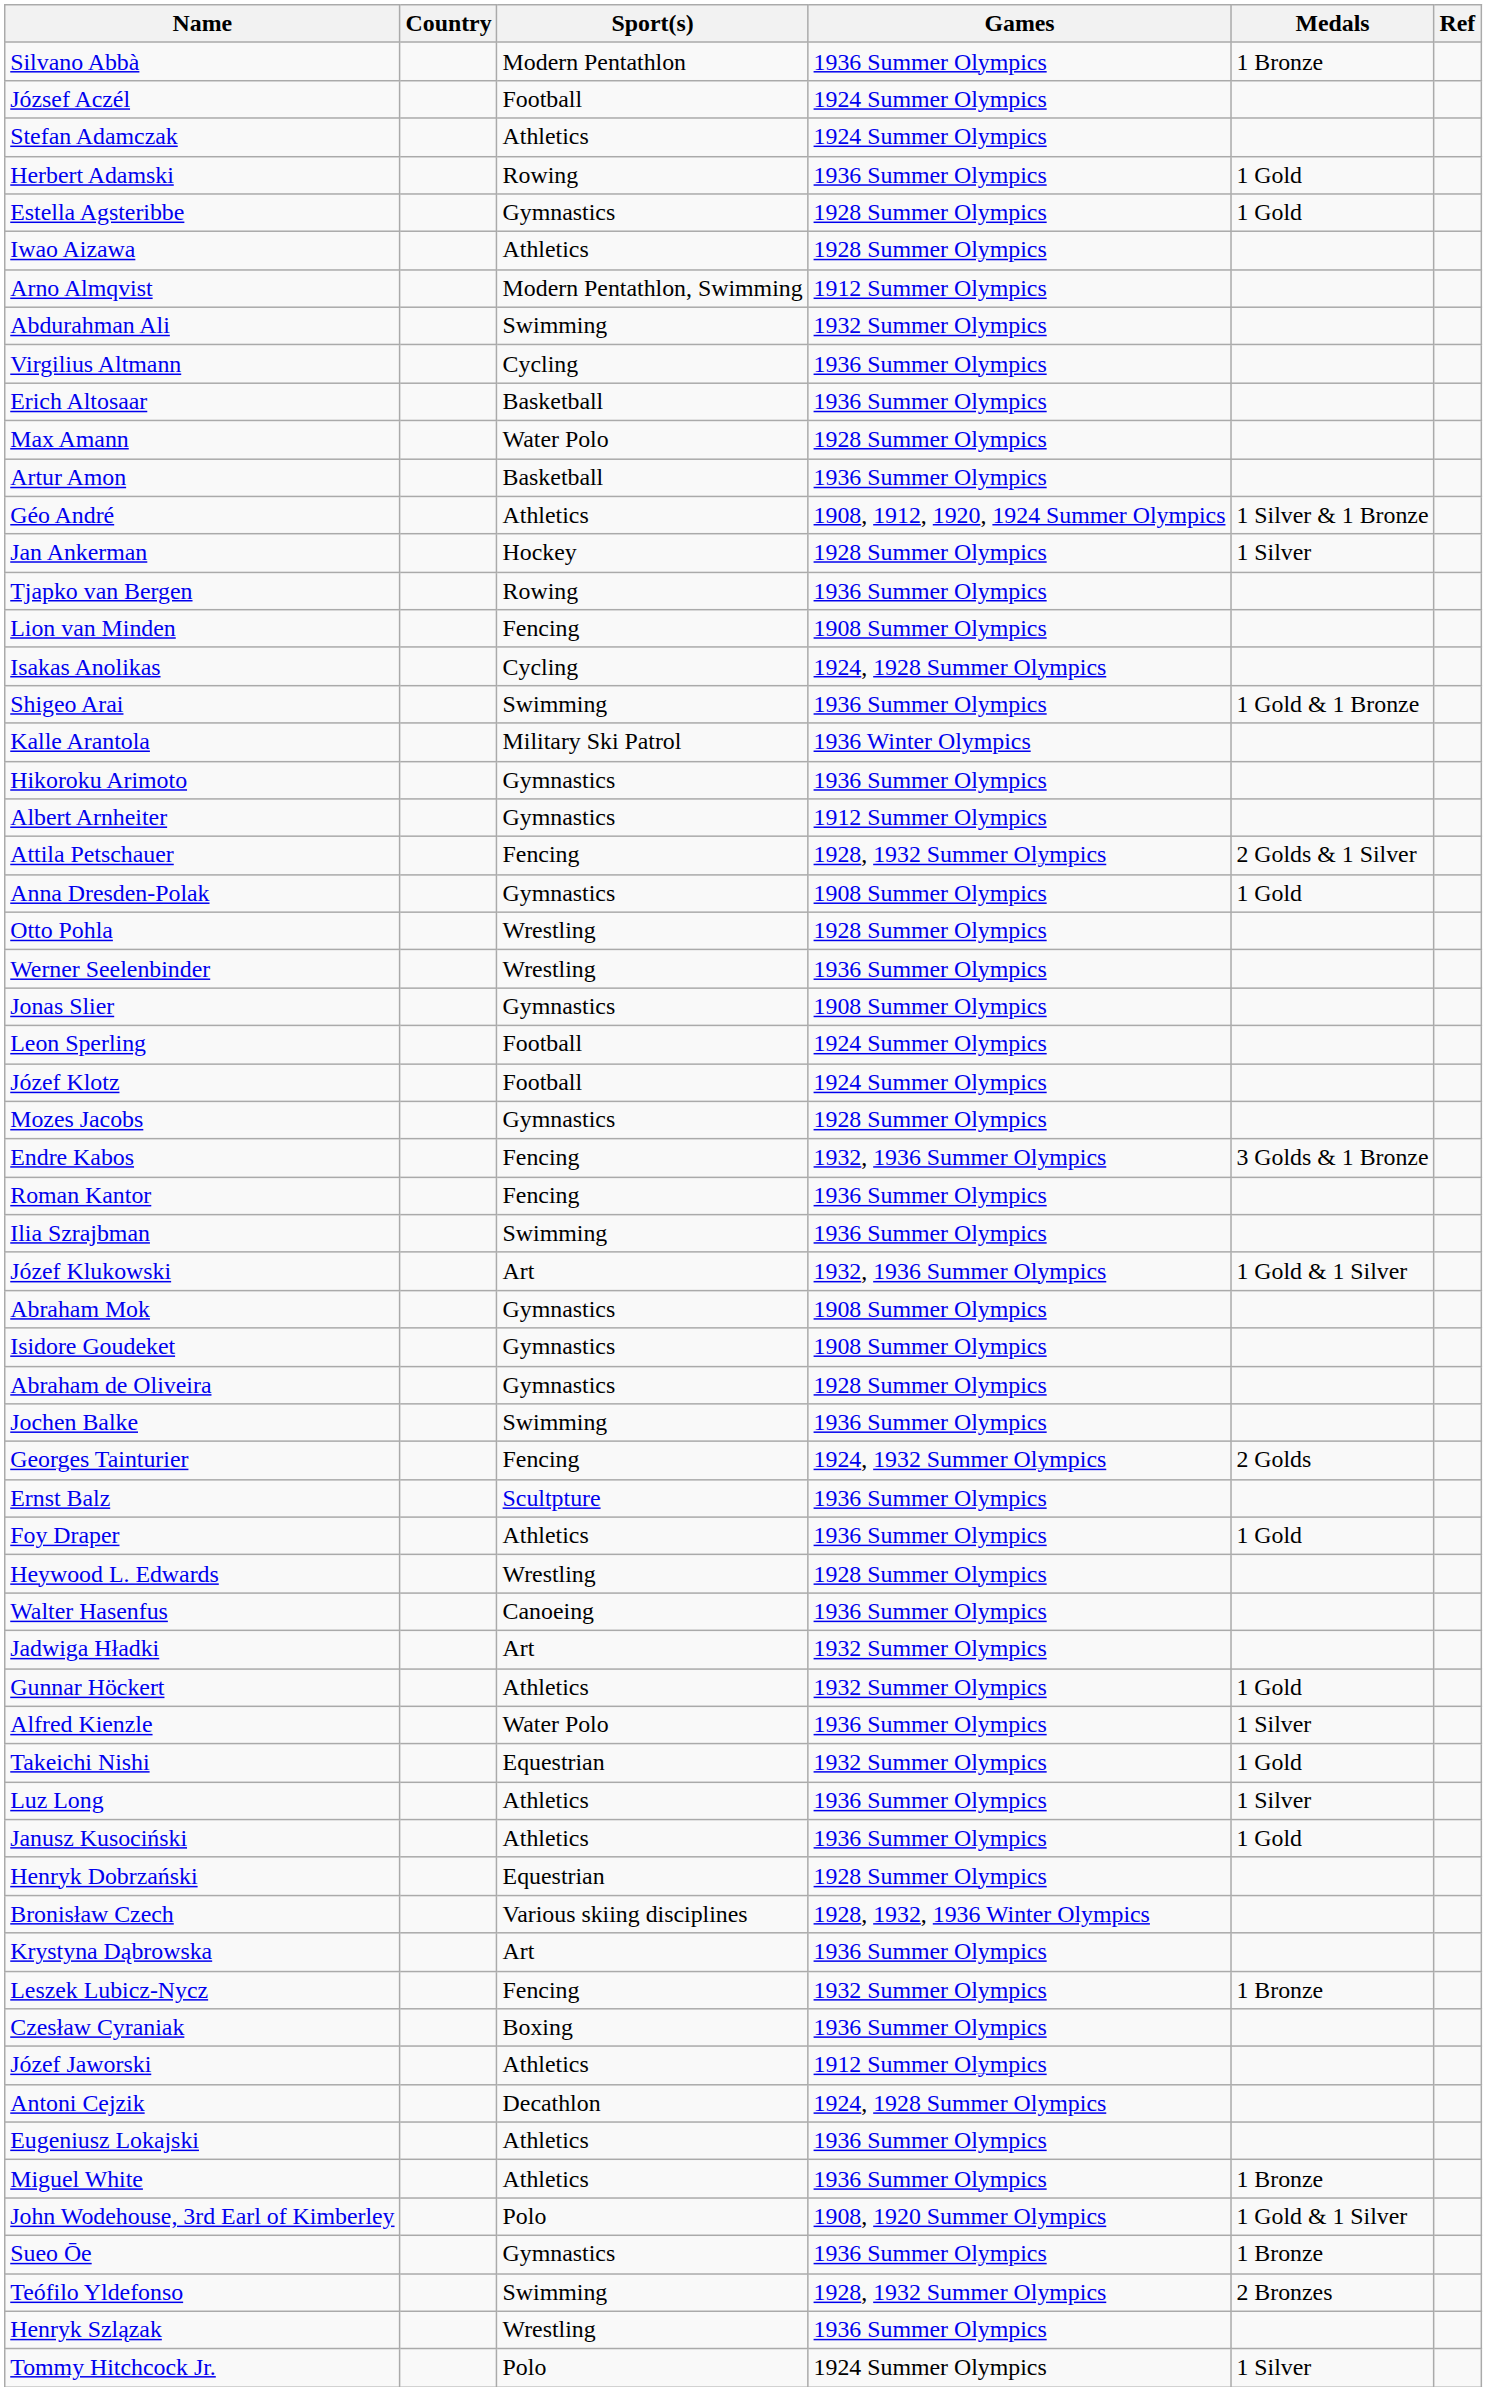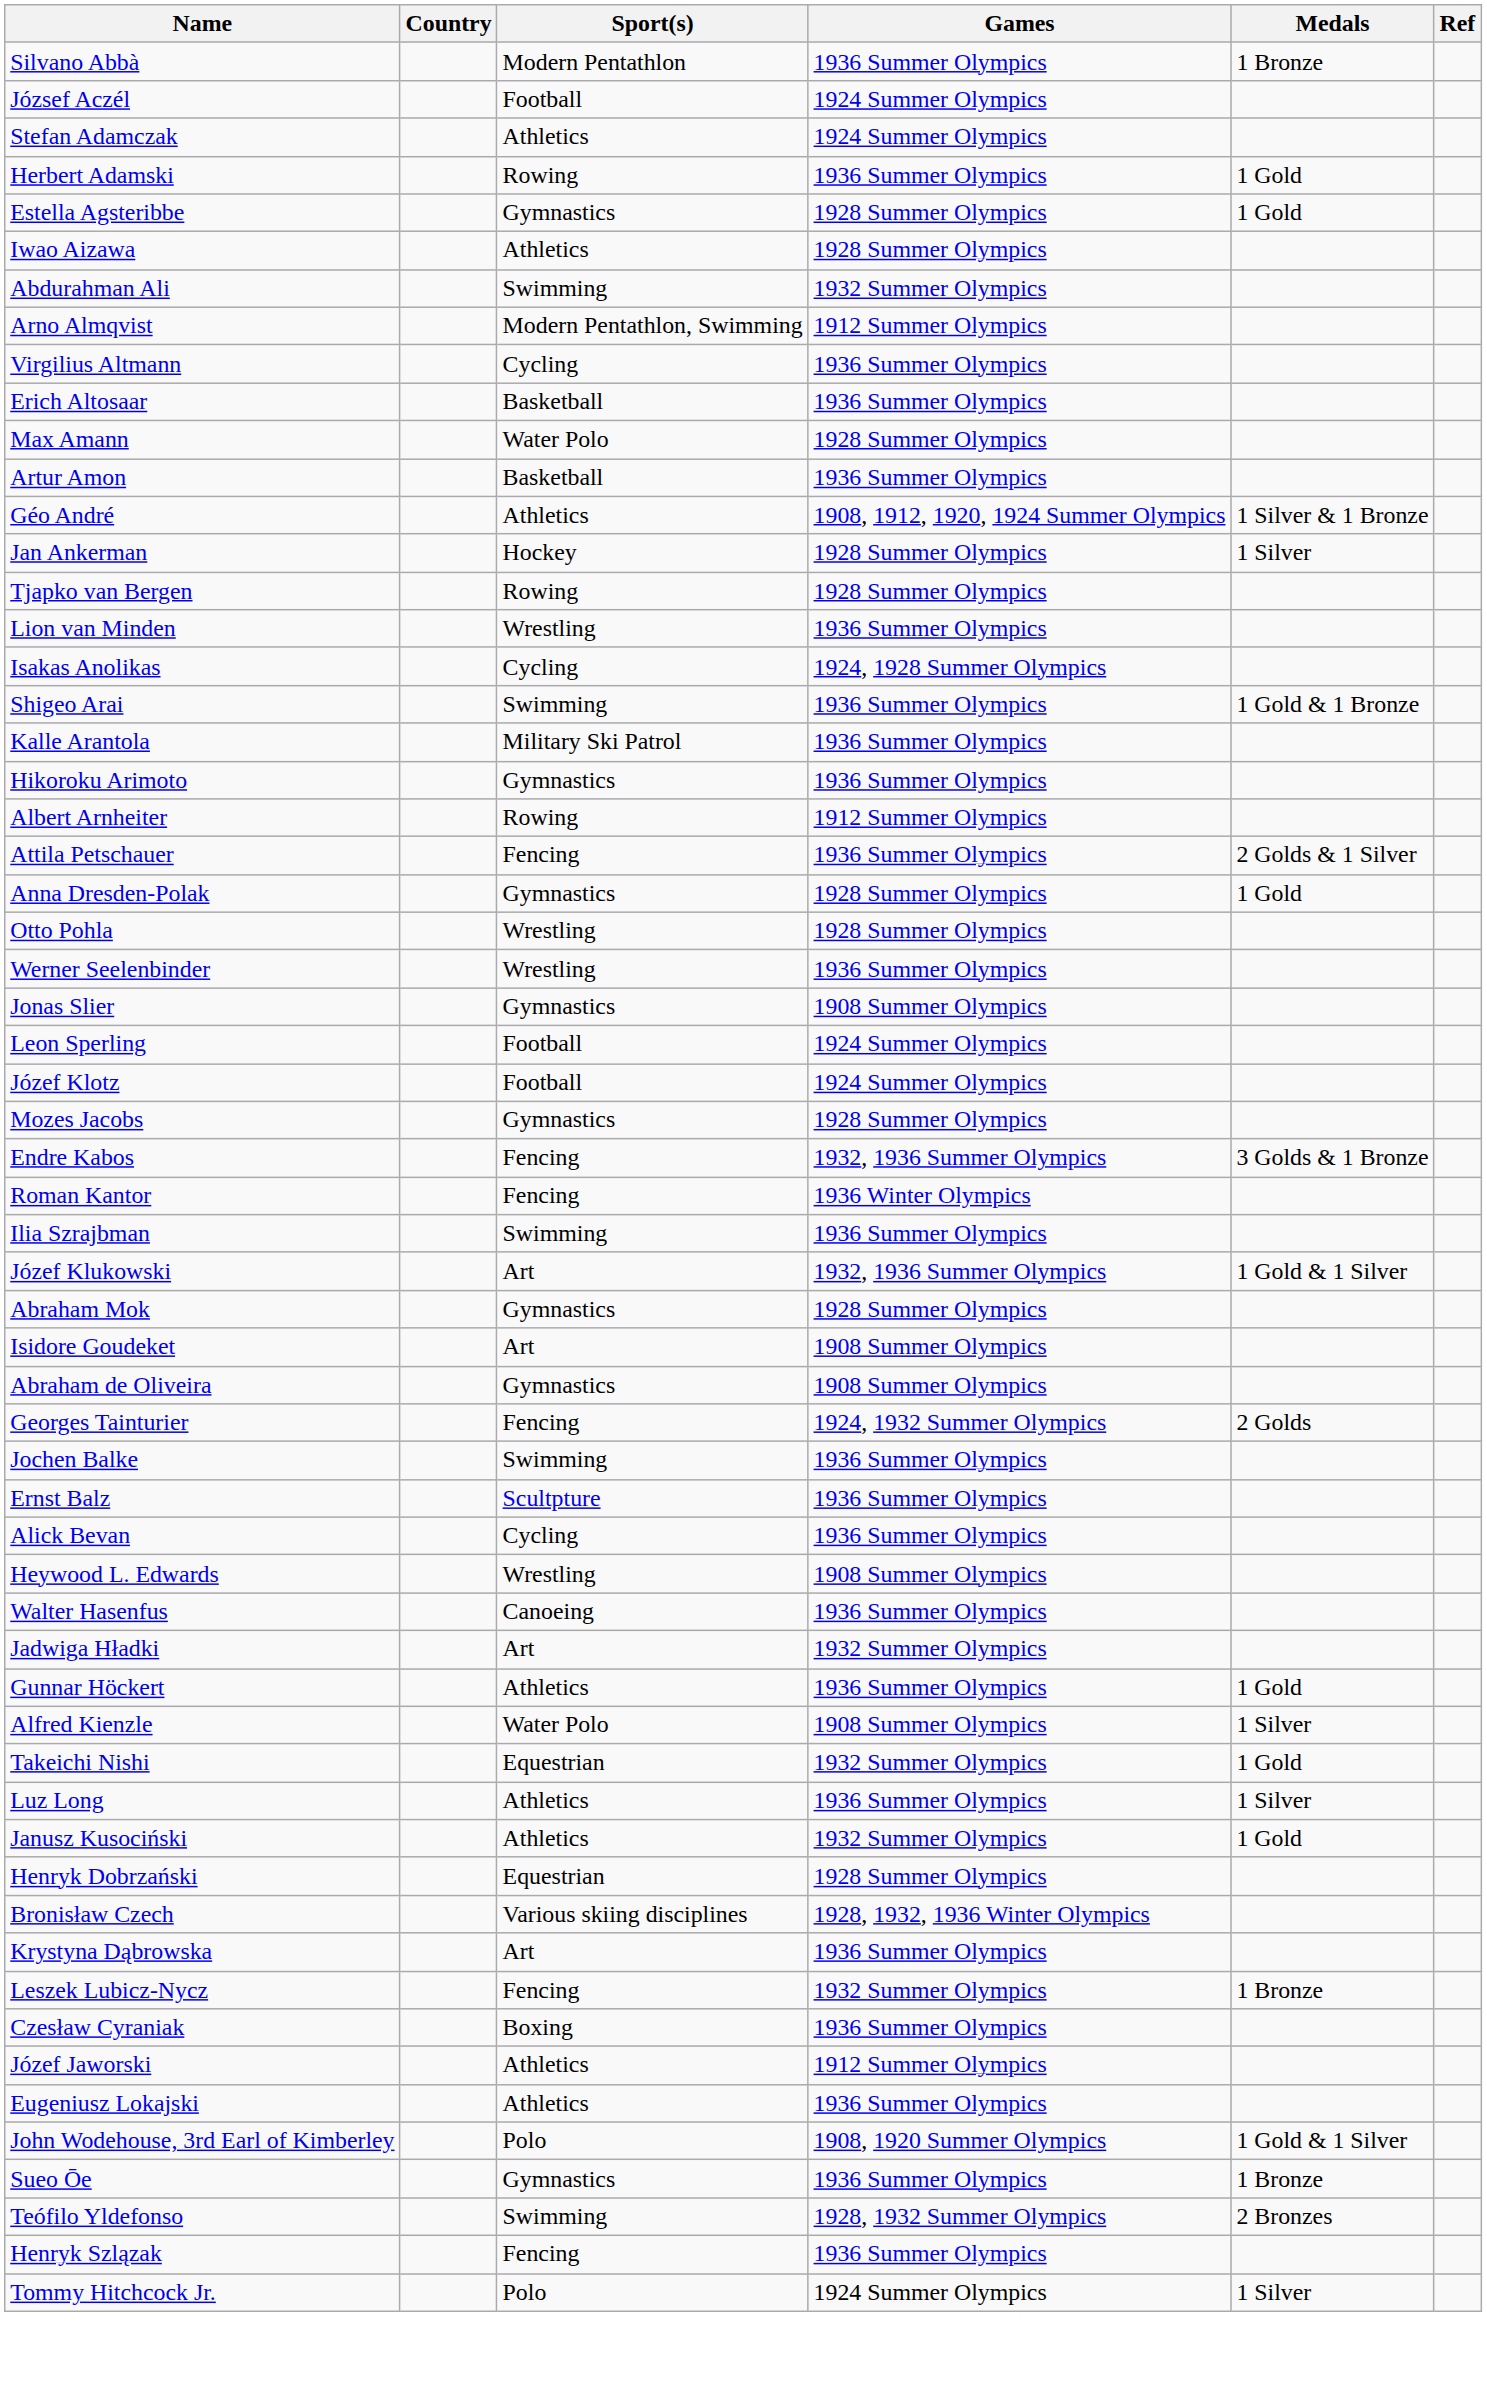rows swapped: (90, 325) <-> (81, 288)
(930, 590) 1936 Summer Olympics -> (930, 590) 1928 Summer Olympics
(541, 628) Fencing -> (549, 628) Wrestling
(930, 628) 1908 Summer Olympics -> (930, 628) 1936 Summer Olympics
(922, 741) 1936 Winter Olympics -> (930, 741) 1936 Summer Olympics
(559, 817) Gymnastics -> (540, 817) Rowing
(960, 855) 1928, 1932 Summer Olympics -> (930, 855) 1936 Summer Olympics
(930, 893) 1908 Summer Olympics -> (930, 893) 1928 Summer Olympics
(930, 1195) 1936 Summer Olympics -> (922, 1195) 1936 Winter Olympics
(930, 1308) 1908 Summer Olympics -> (930, 1308) 1928 Summer Olympics
(559, 1346) Gymnastics -> (519, 1346) Art
(930, 1384) 1928 Summer Olympics -> (930, 1384) 1908 Summer Olympics
rows swapped: (99, 1460) <-> (74, 1422)
+ row: (70, 1535)
- row: (65, 1535)
(930, 1573) 1928 Summer Olympics -> (930, 1573) 1908 Summer Olympics
(930, 1686) 1932 Summer Olympics -> (930, 1686) 1936 Summer Olympics
(930, 1724) 1936 Summer Olympics -> (930, 1724) 1908 Summer Olympics
(930, 1838) 1936 Summer Olympics -> (930, 1838) 1932 Summer Olympics
- row: (77, 2102)
- row: (77, 2178)
(549, 2329) Wrestling -> (541, 2254) Fencing
